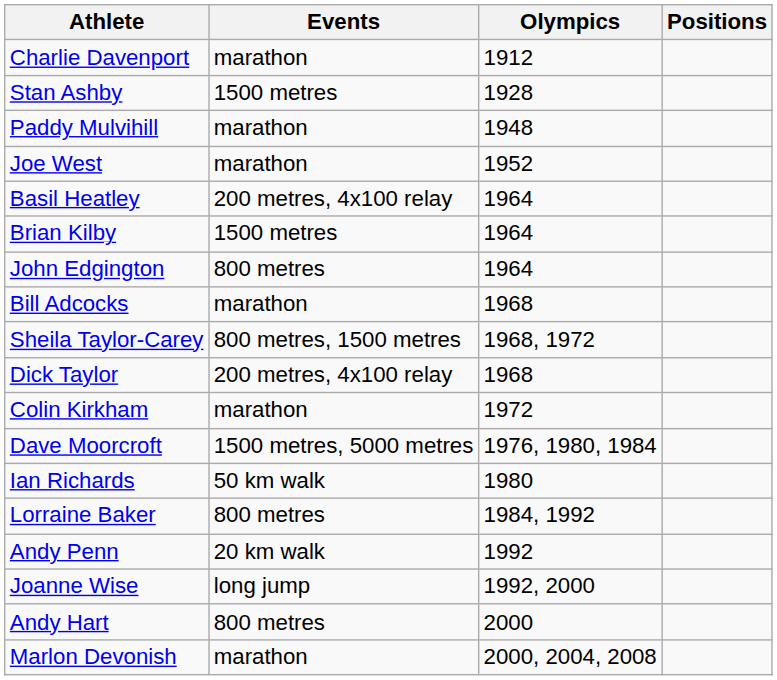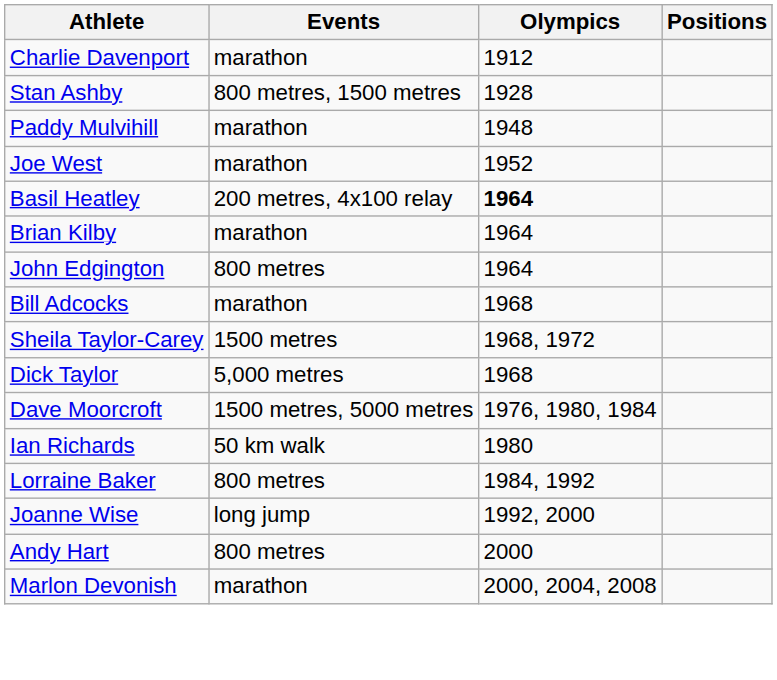(276, 92) 1500 metres -> (337, 92) 800 metres, 1500 metres
(508, 198) normal -> (508, 198) bold
(276, 233) 1500 metres -> (261, 233) marathon
(337, 339) 800 metres, 1500 metres -> (276, 339) 1500 metres
(333, 374) 200 metres, 4x100 relay -> (279, 374) 5,000 metres
- row: (79, 410)
- row: (64, 551)
